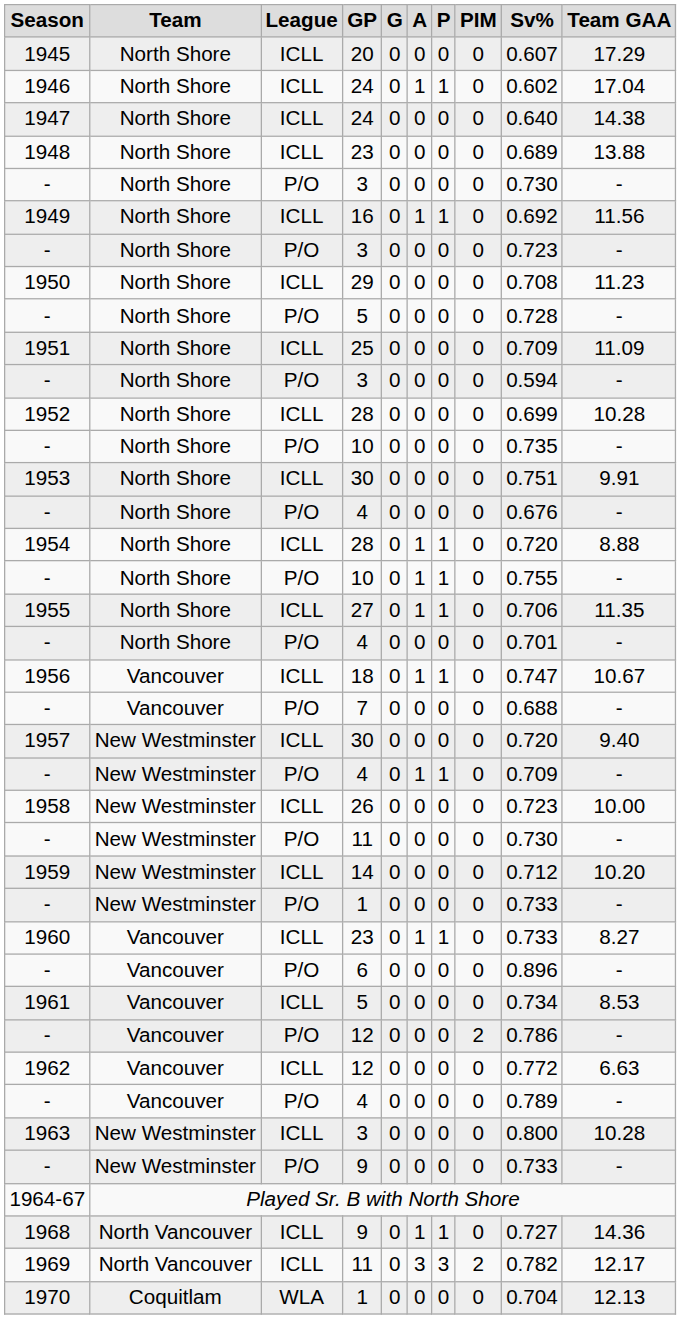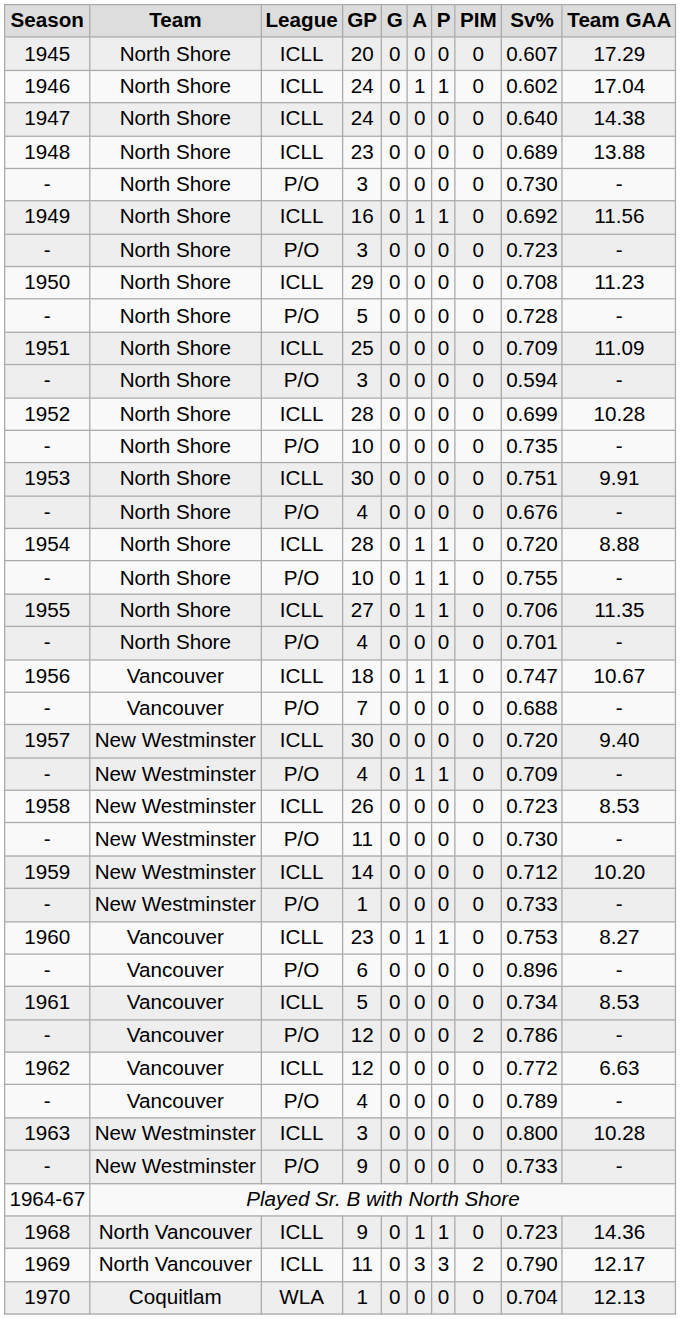(619, 806) 10.00 -> (619, 806) 8.53
(532, 937) 0.733 -> (532, 937) 0.753
(532, 1232) 0.727 -> (532, 1232) 0.723
(532, 1264) 0.782 -> (532, 1264) 0.790
